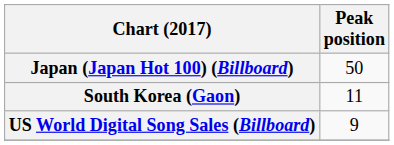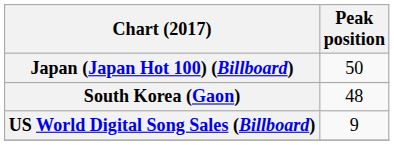(354, 96) 11 -> (354, 96) 48
